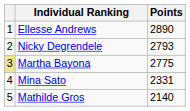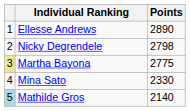(162, 47) 2793 -> (162, 47) 2798
(162, 81) 2331 -> (162, 81) 2330
(10, 98) no background -> (10, 98) lightblue background
